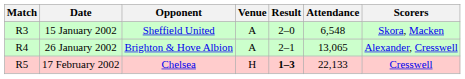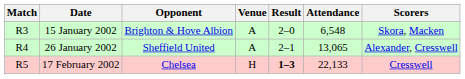(179, 30) Sheffield United -> (179, 30) Brighton & Hove Albion
(179, 47) Brighton & Hove Albion -> (179, 47) Sheffield United
